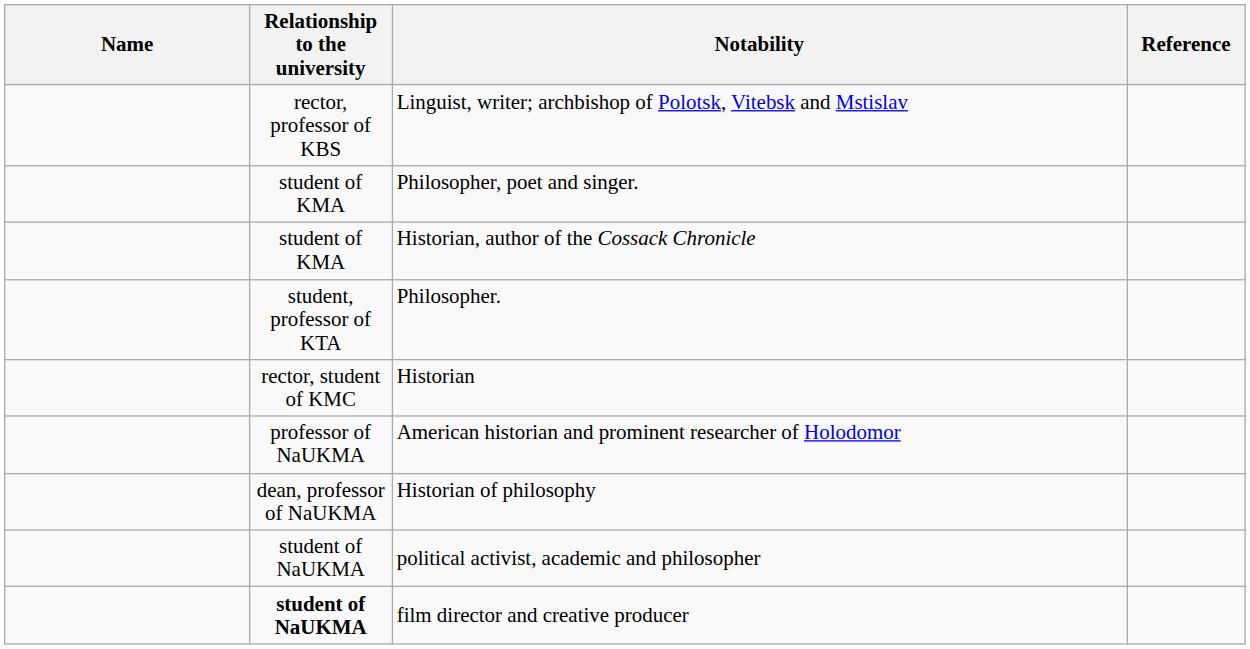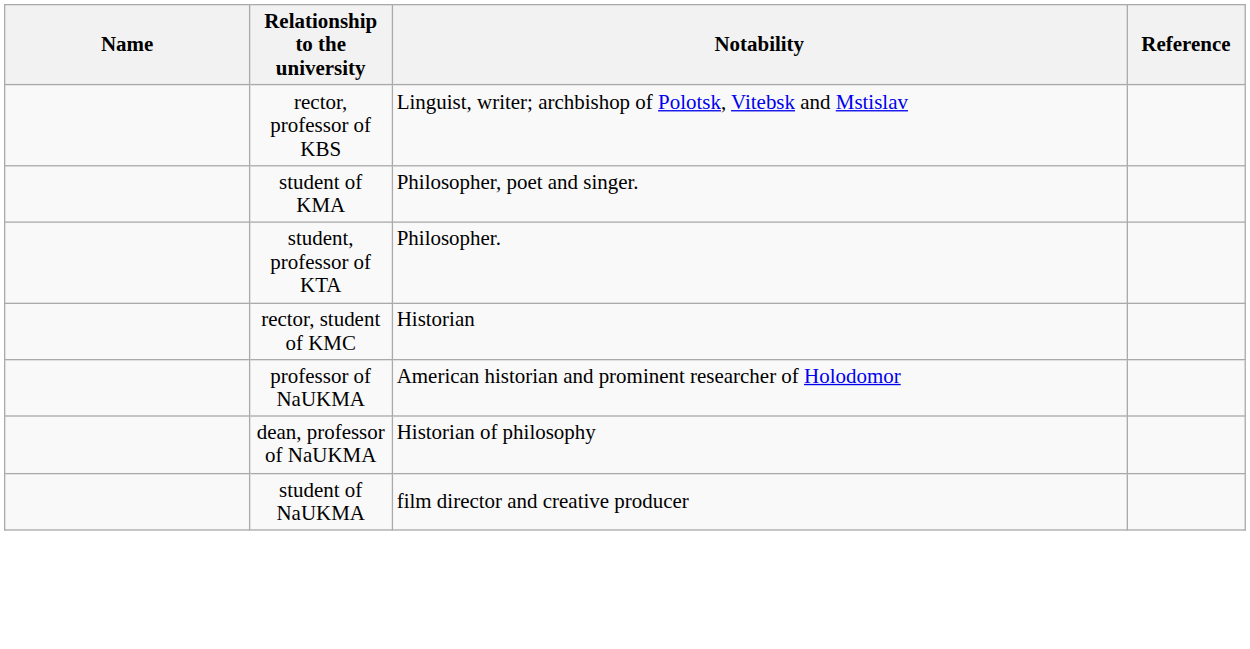- row: (576, 238)
- row: (579, 558)
(321, 615) bold -> (321, 501) normal
